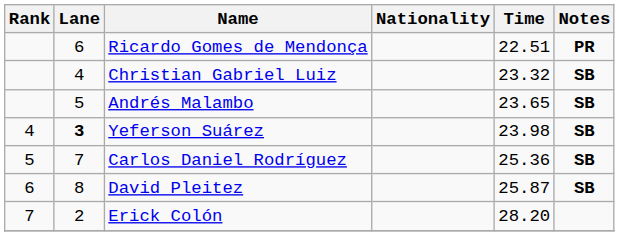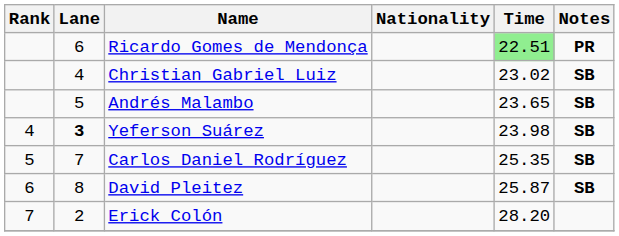(524, 47) no background -> (524, 47) lightgreen background
(524, 75) 23.32 -> (524, 75) 23.02
(524, 160) 25.36 -> (524, 160) 25.35
